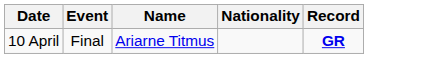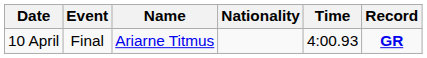+ column: (333, 16)
